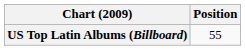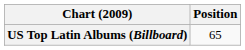(215, 34) 55 -> (215, 34) 65
